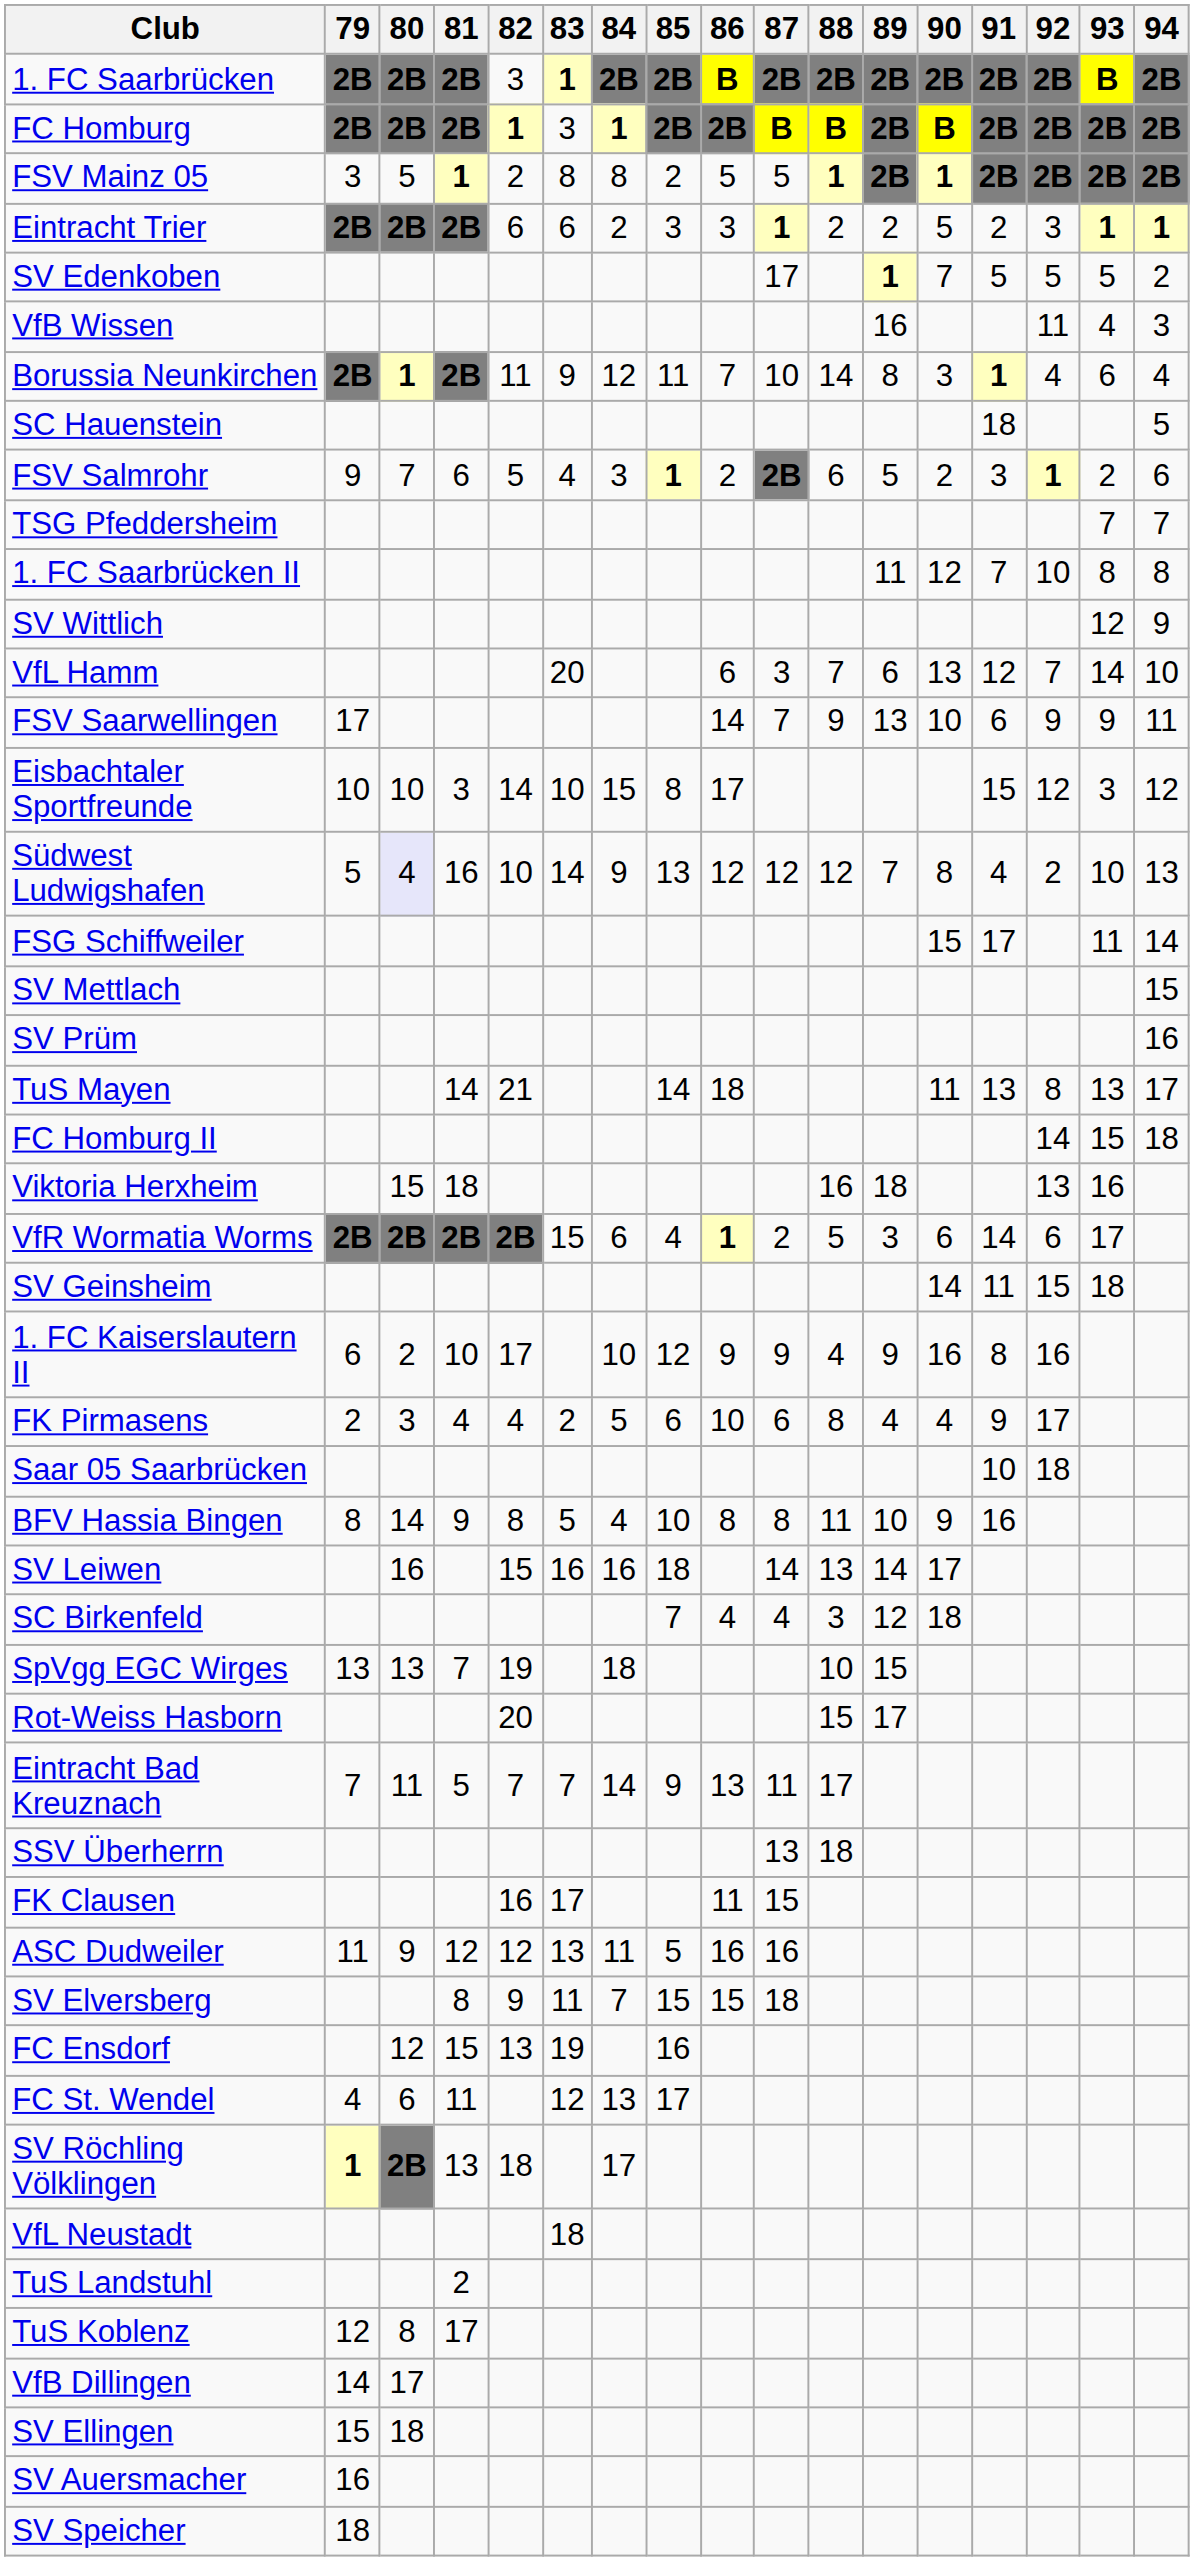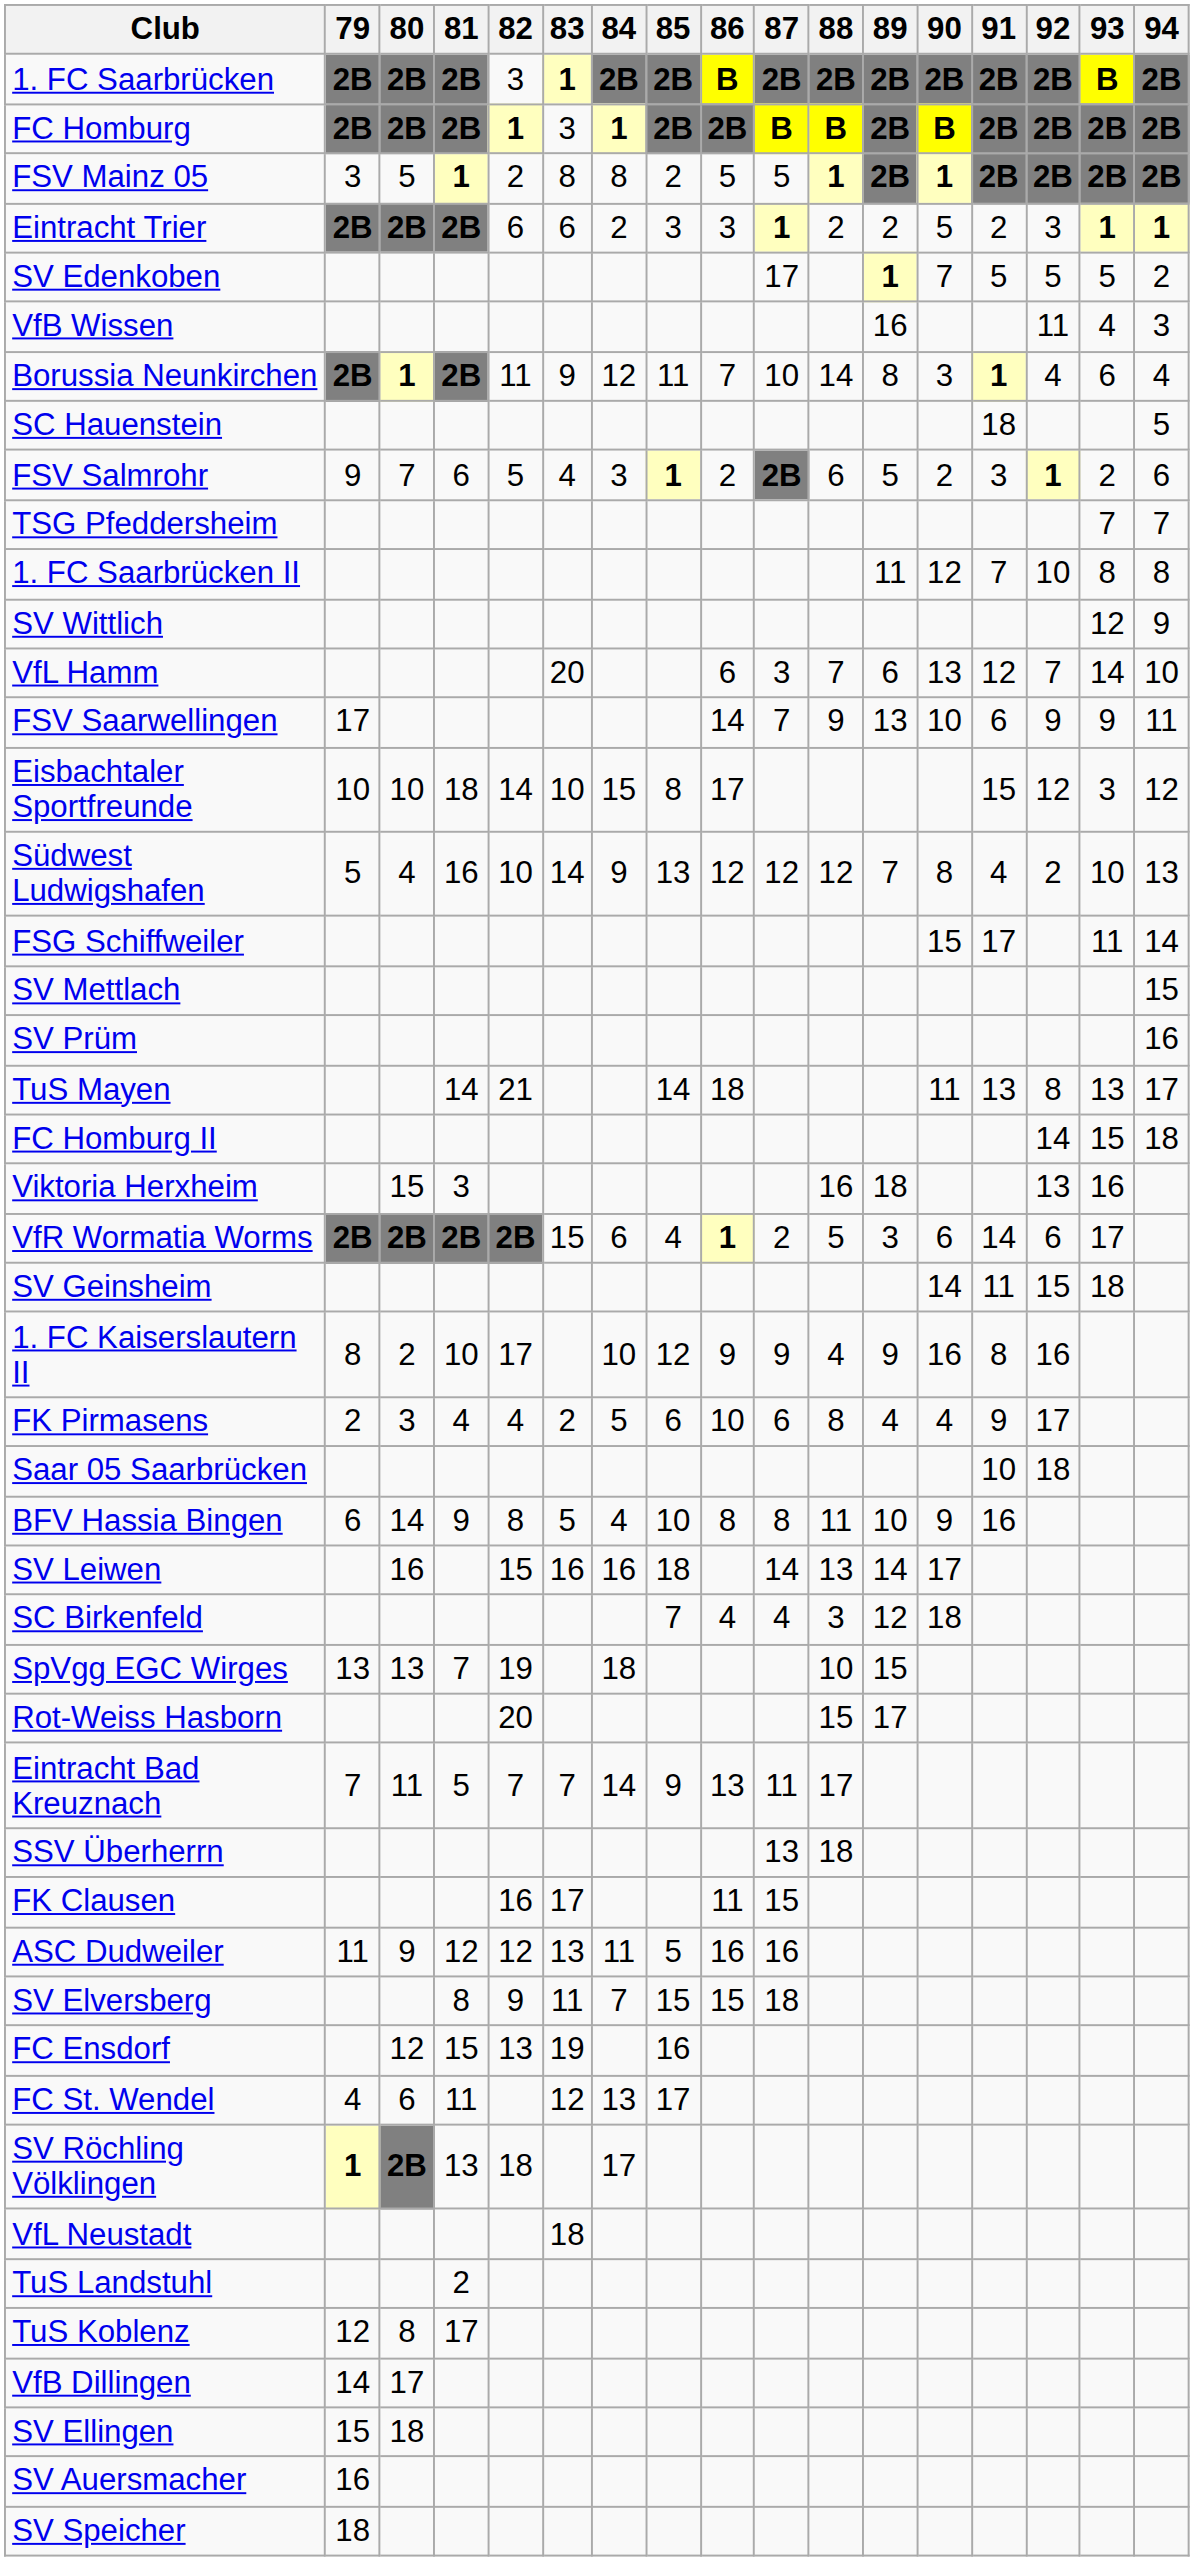(461, 789) 3 -> (461, 789) 18
(407, 873) lavender background -> (407, 873) no background
(461, 1188) 18 -> (461, 1188) 3
(353, 1354) 6 -> (353, 1354) 8
(353, 1520) 8 -> (353, 1520) 6
